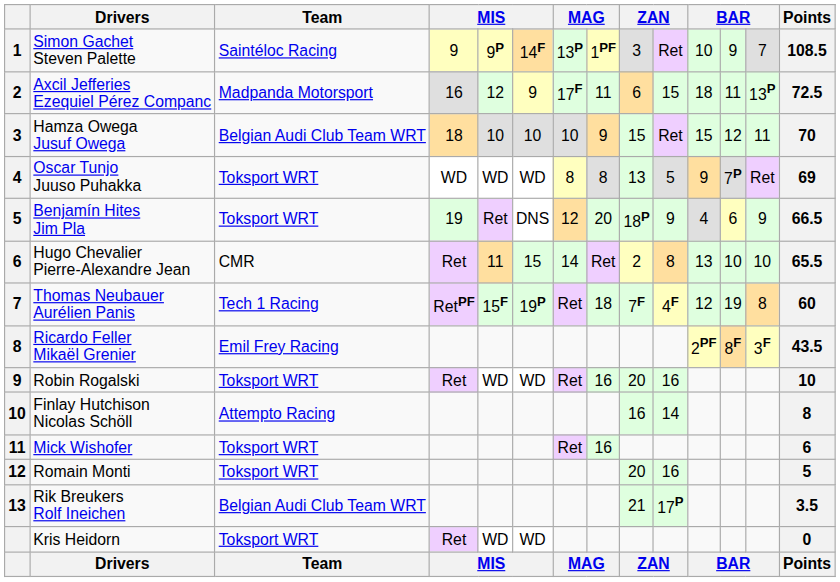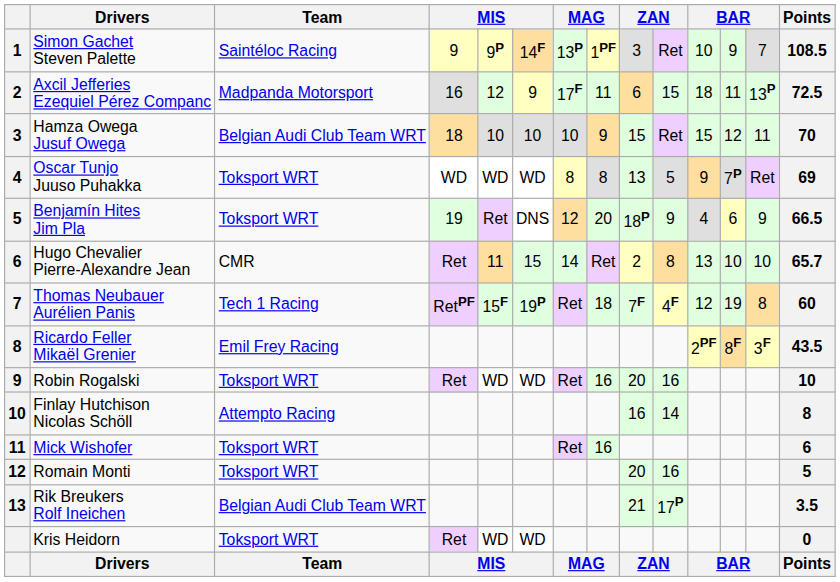(807, 262) 65.5 -> (807, 262) 65.7
